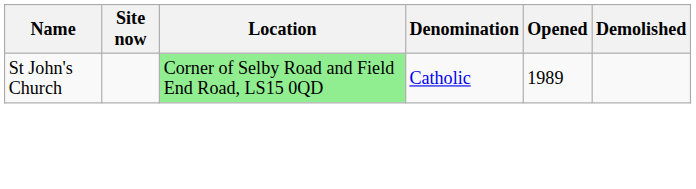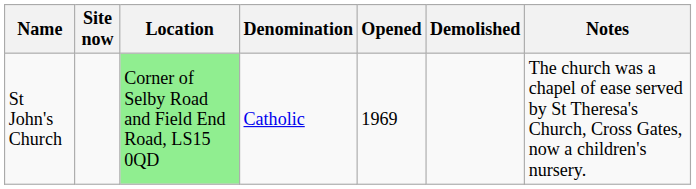+ column: (607, 29)
(545, 78) 1989 -> (379, 118) 1969
